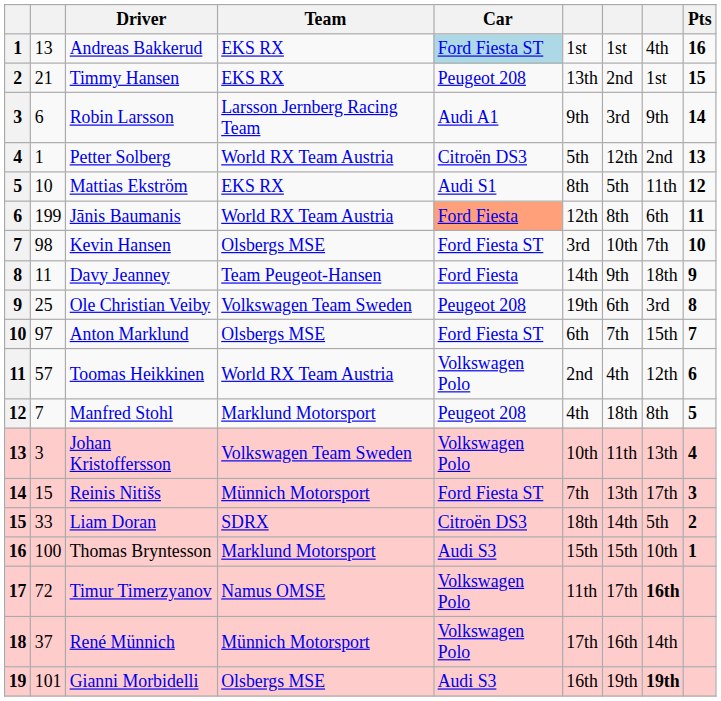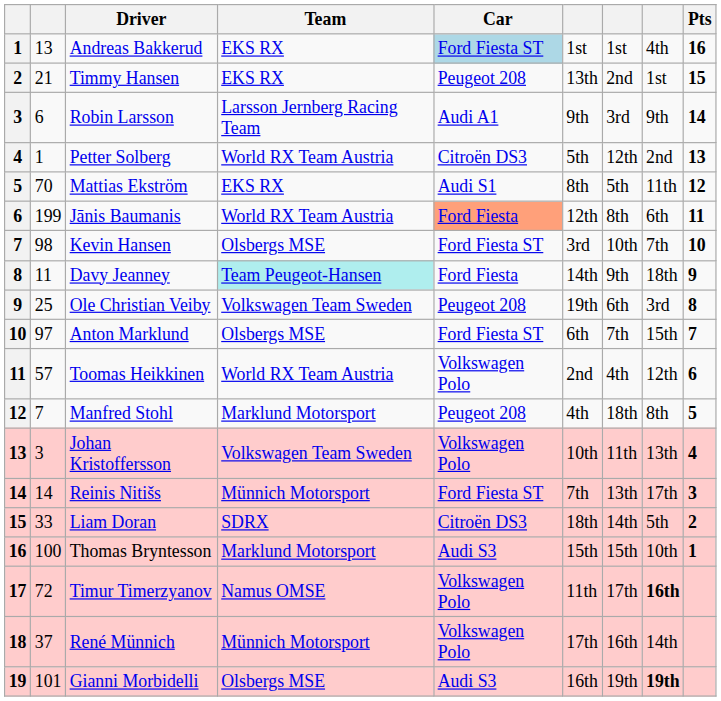(44, 187) 10 -> (44, 187) 70
(301, 274) no background -> (301, 274) paleturquoise background
(44, 493) 15 -> (44, 493) 14
